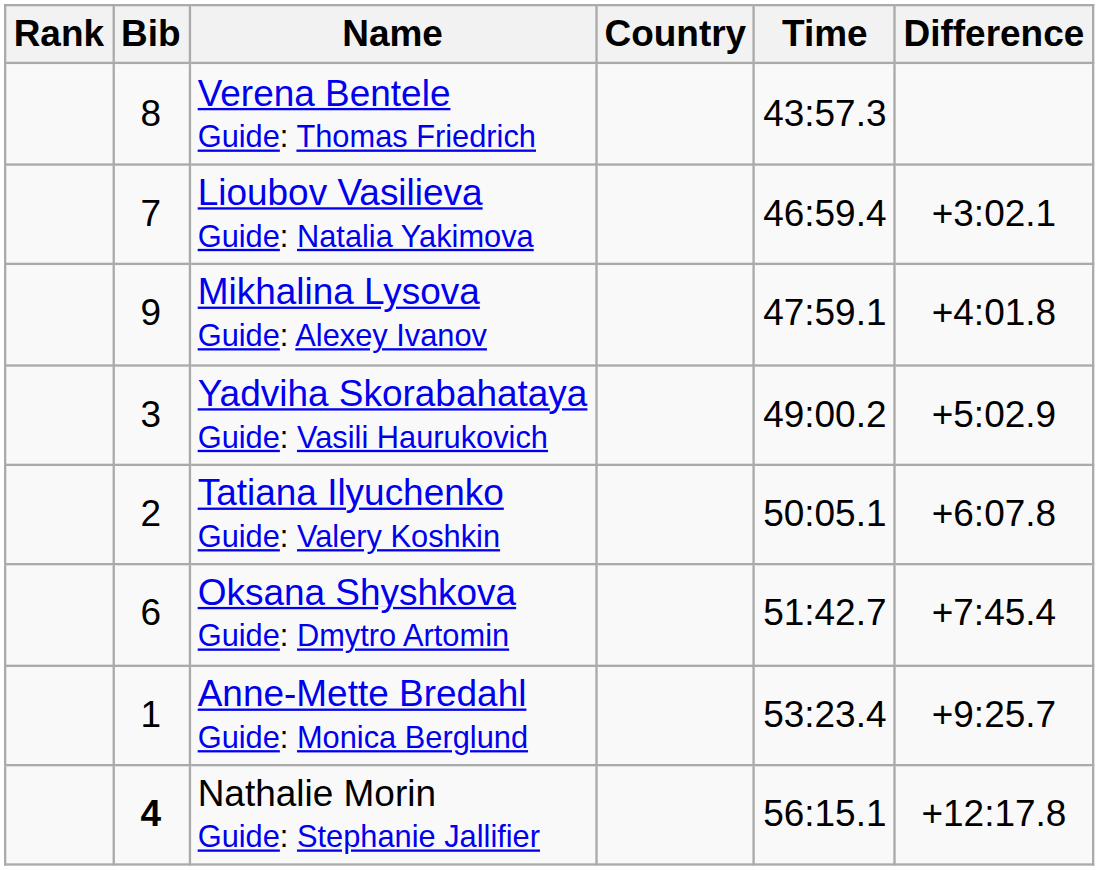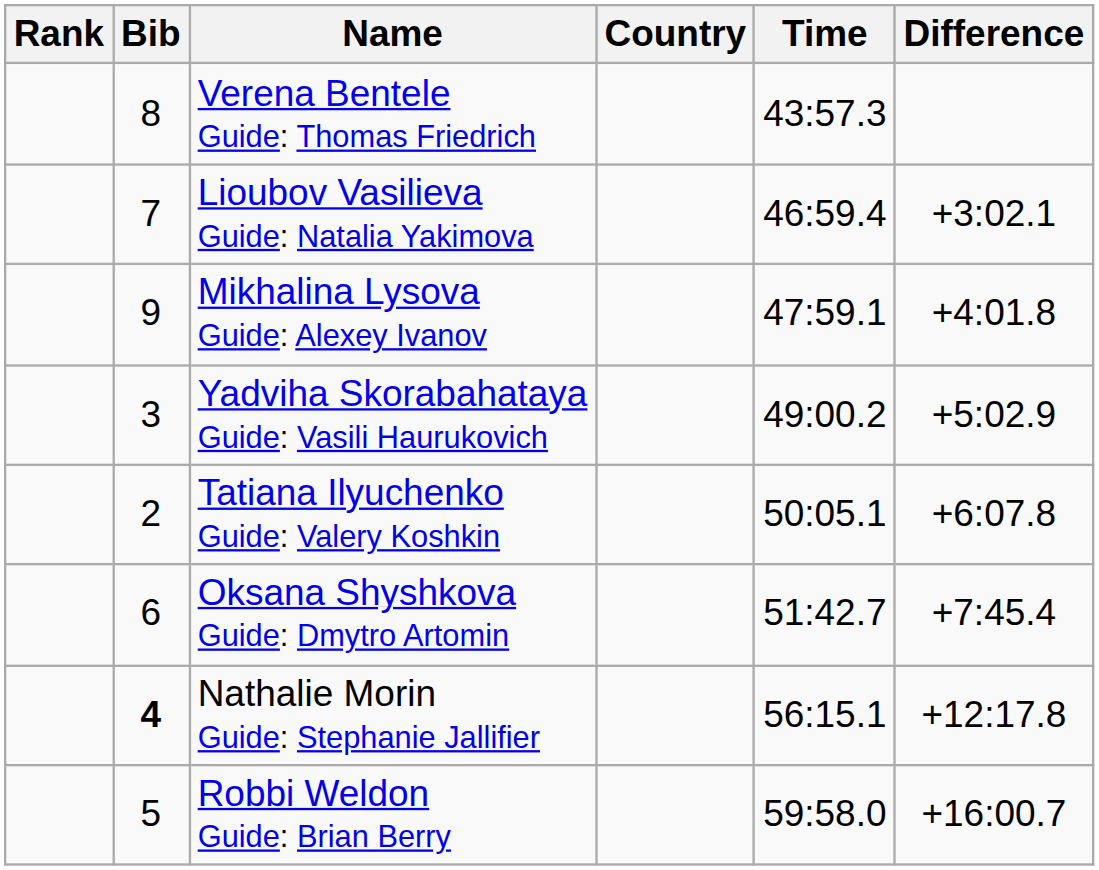- row: (363, 714)
+ row: (324, 814)
